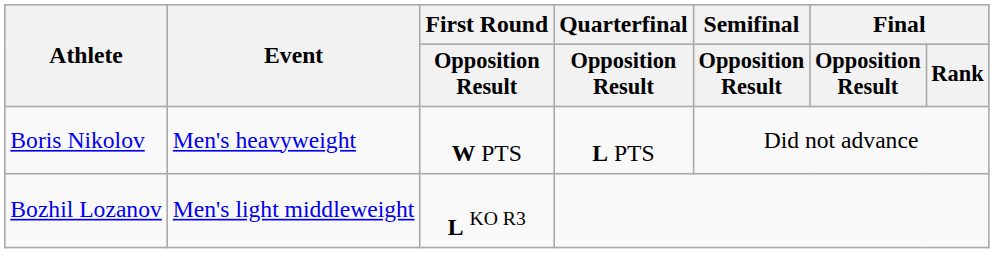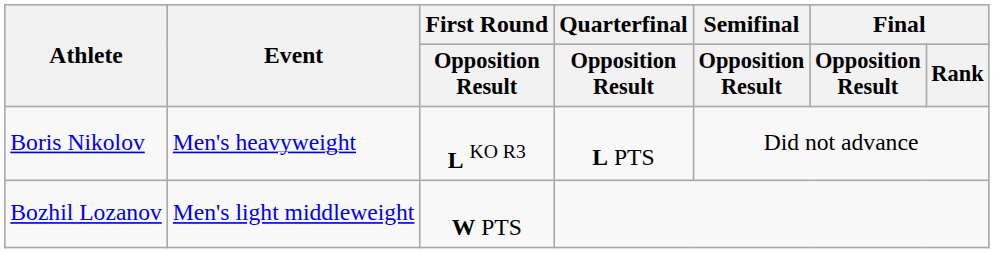(487, 154) W PTS -> (487, 157) L KO R3
(487, 224) L KO R3 -> (487, 227) W PTS
